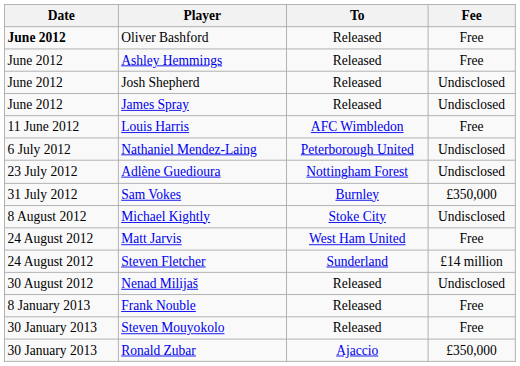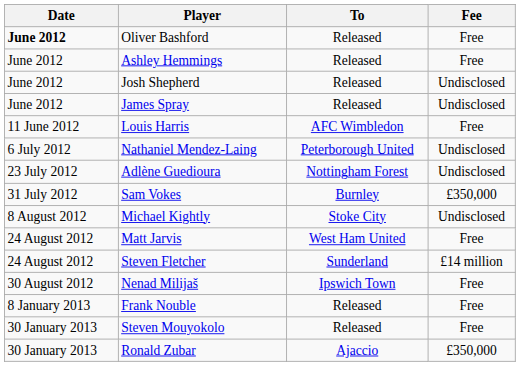(357, 283) Released -> (357, 283) Ipswich Town
(472, 283) Undisclosed -> (472, 283) Free
